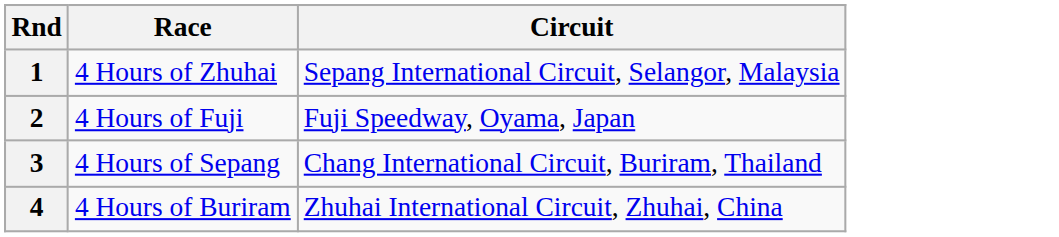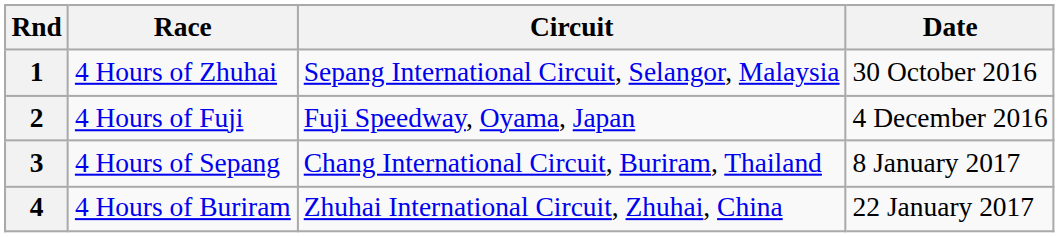+ column: (950, 26)
